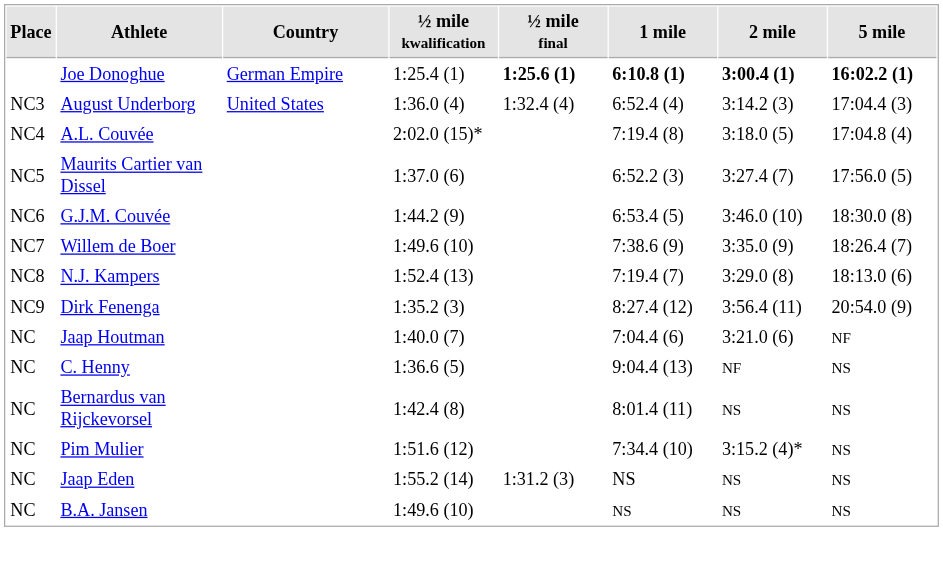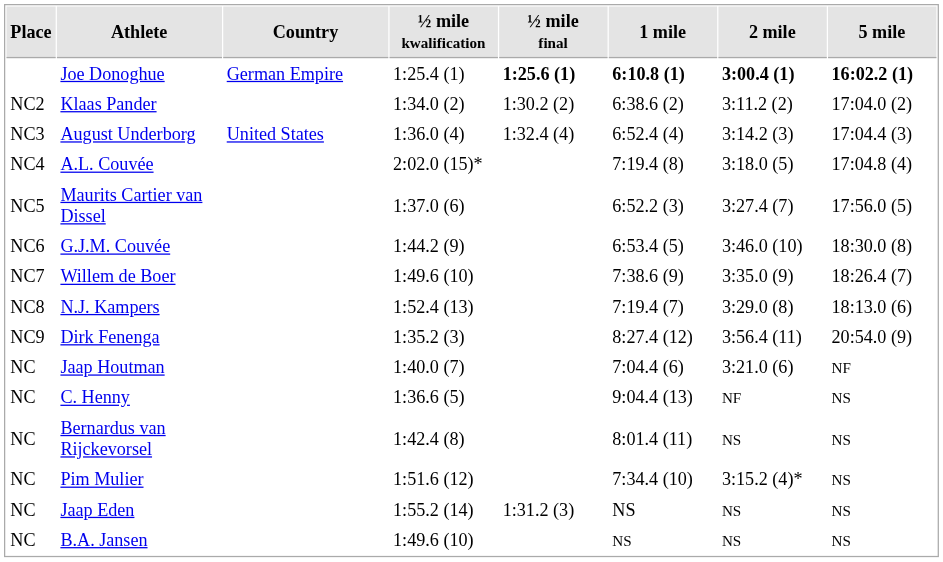+ row: (108, 104)
